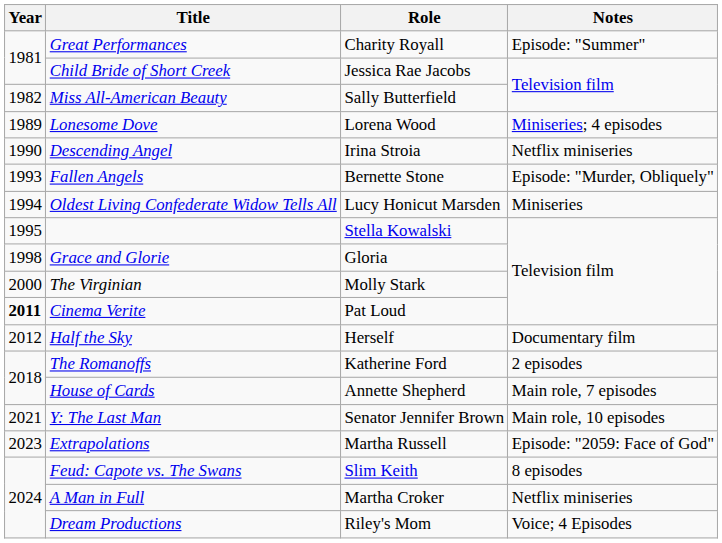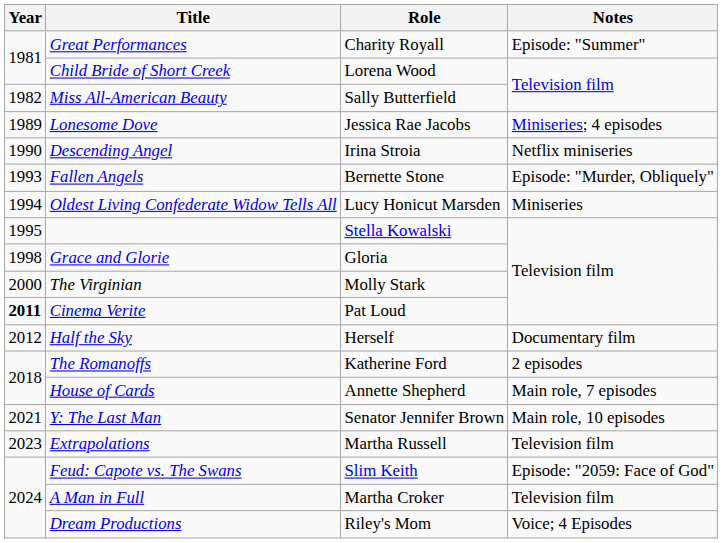(407, 71) Jessica Rae Jacobs -> (390, 71) Lorena Wood
(390, 124) Lorena Wood -> (407, 124) Jessica Rae Jacobs
(613, 444) Episode: "2059: Face of God" -> (563, 444) Television film
(547, 470) 8 episodes -> (613, 470) Episode: "2059: Face of God"
(572, 497) Netflix miniseries -> (563, 497) Television film
